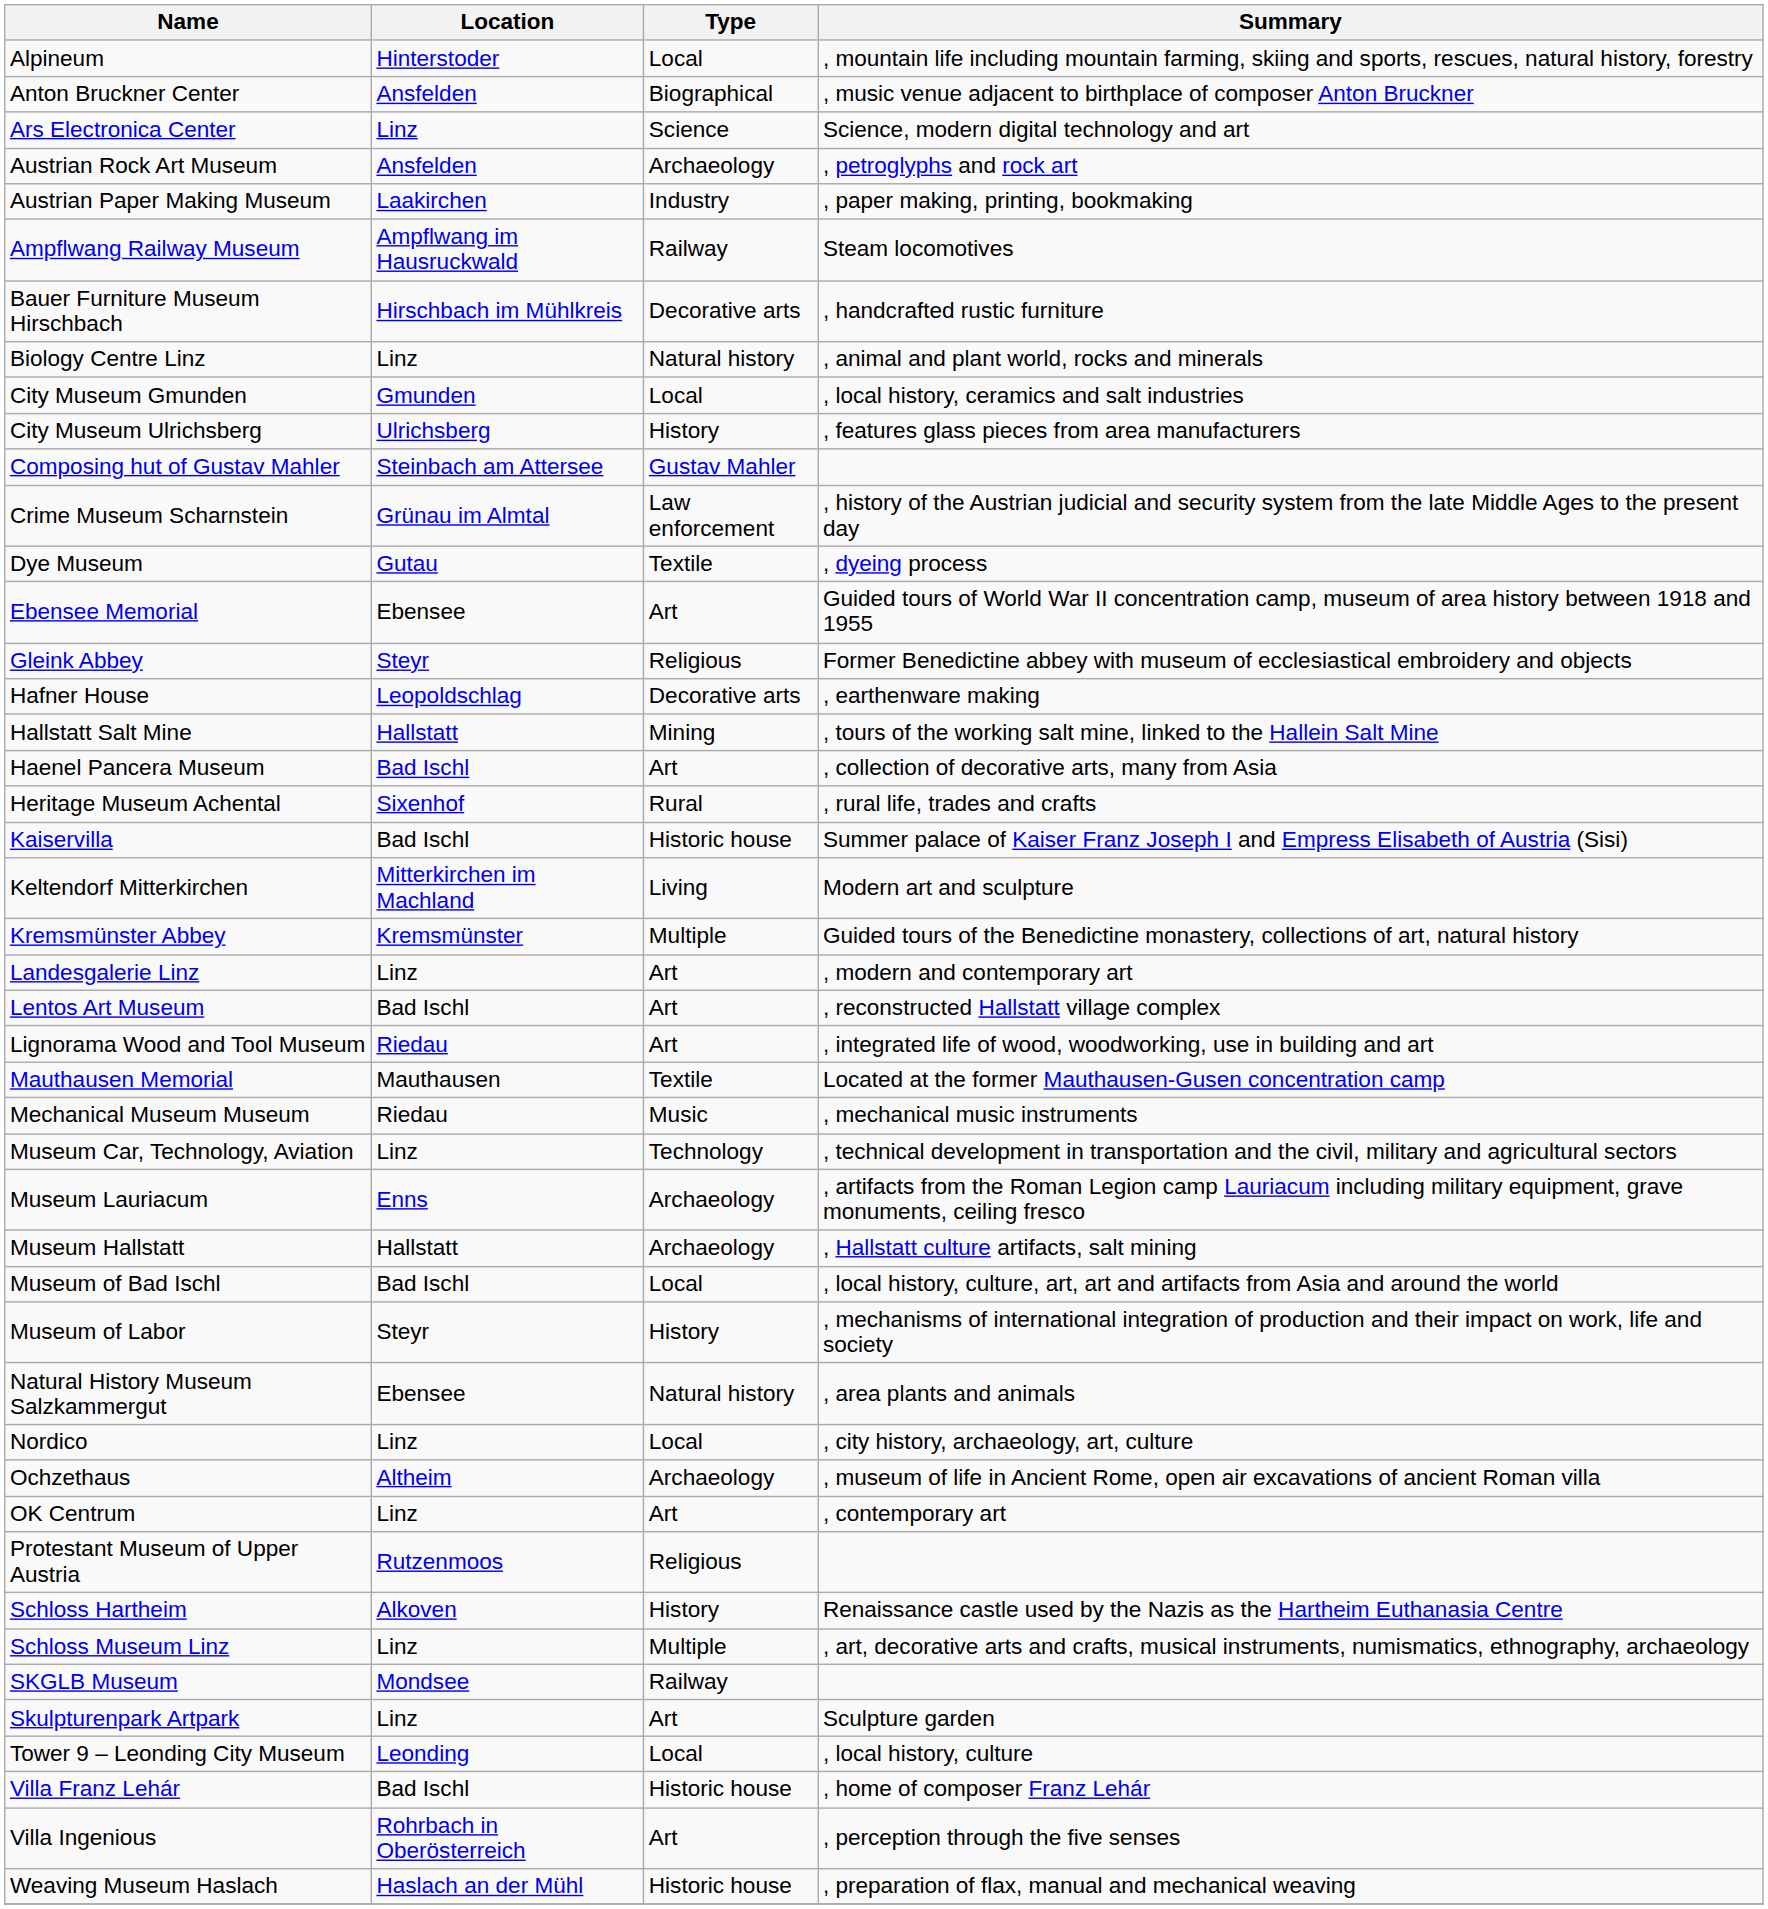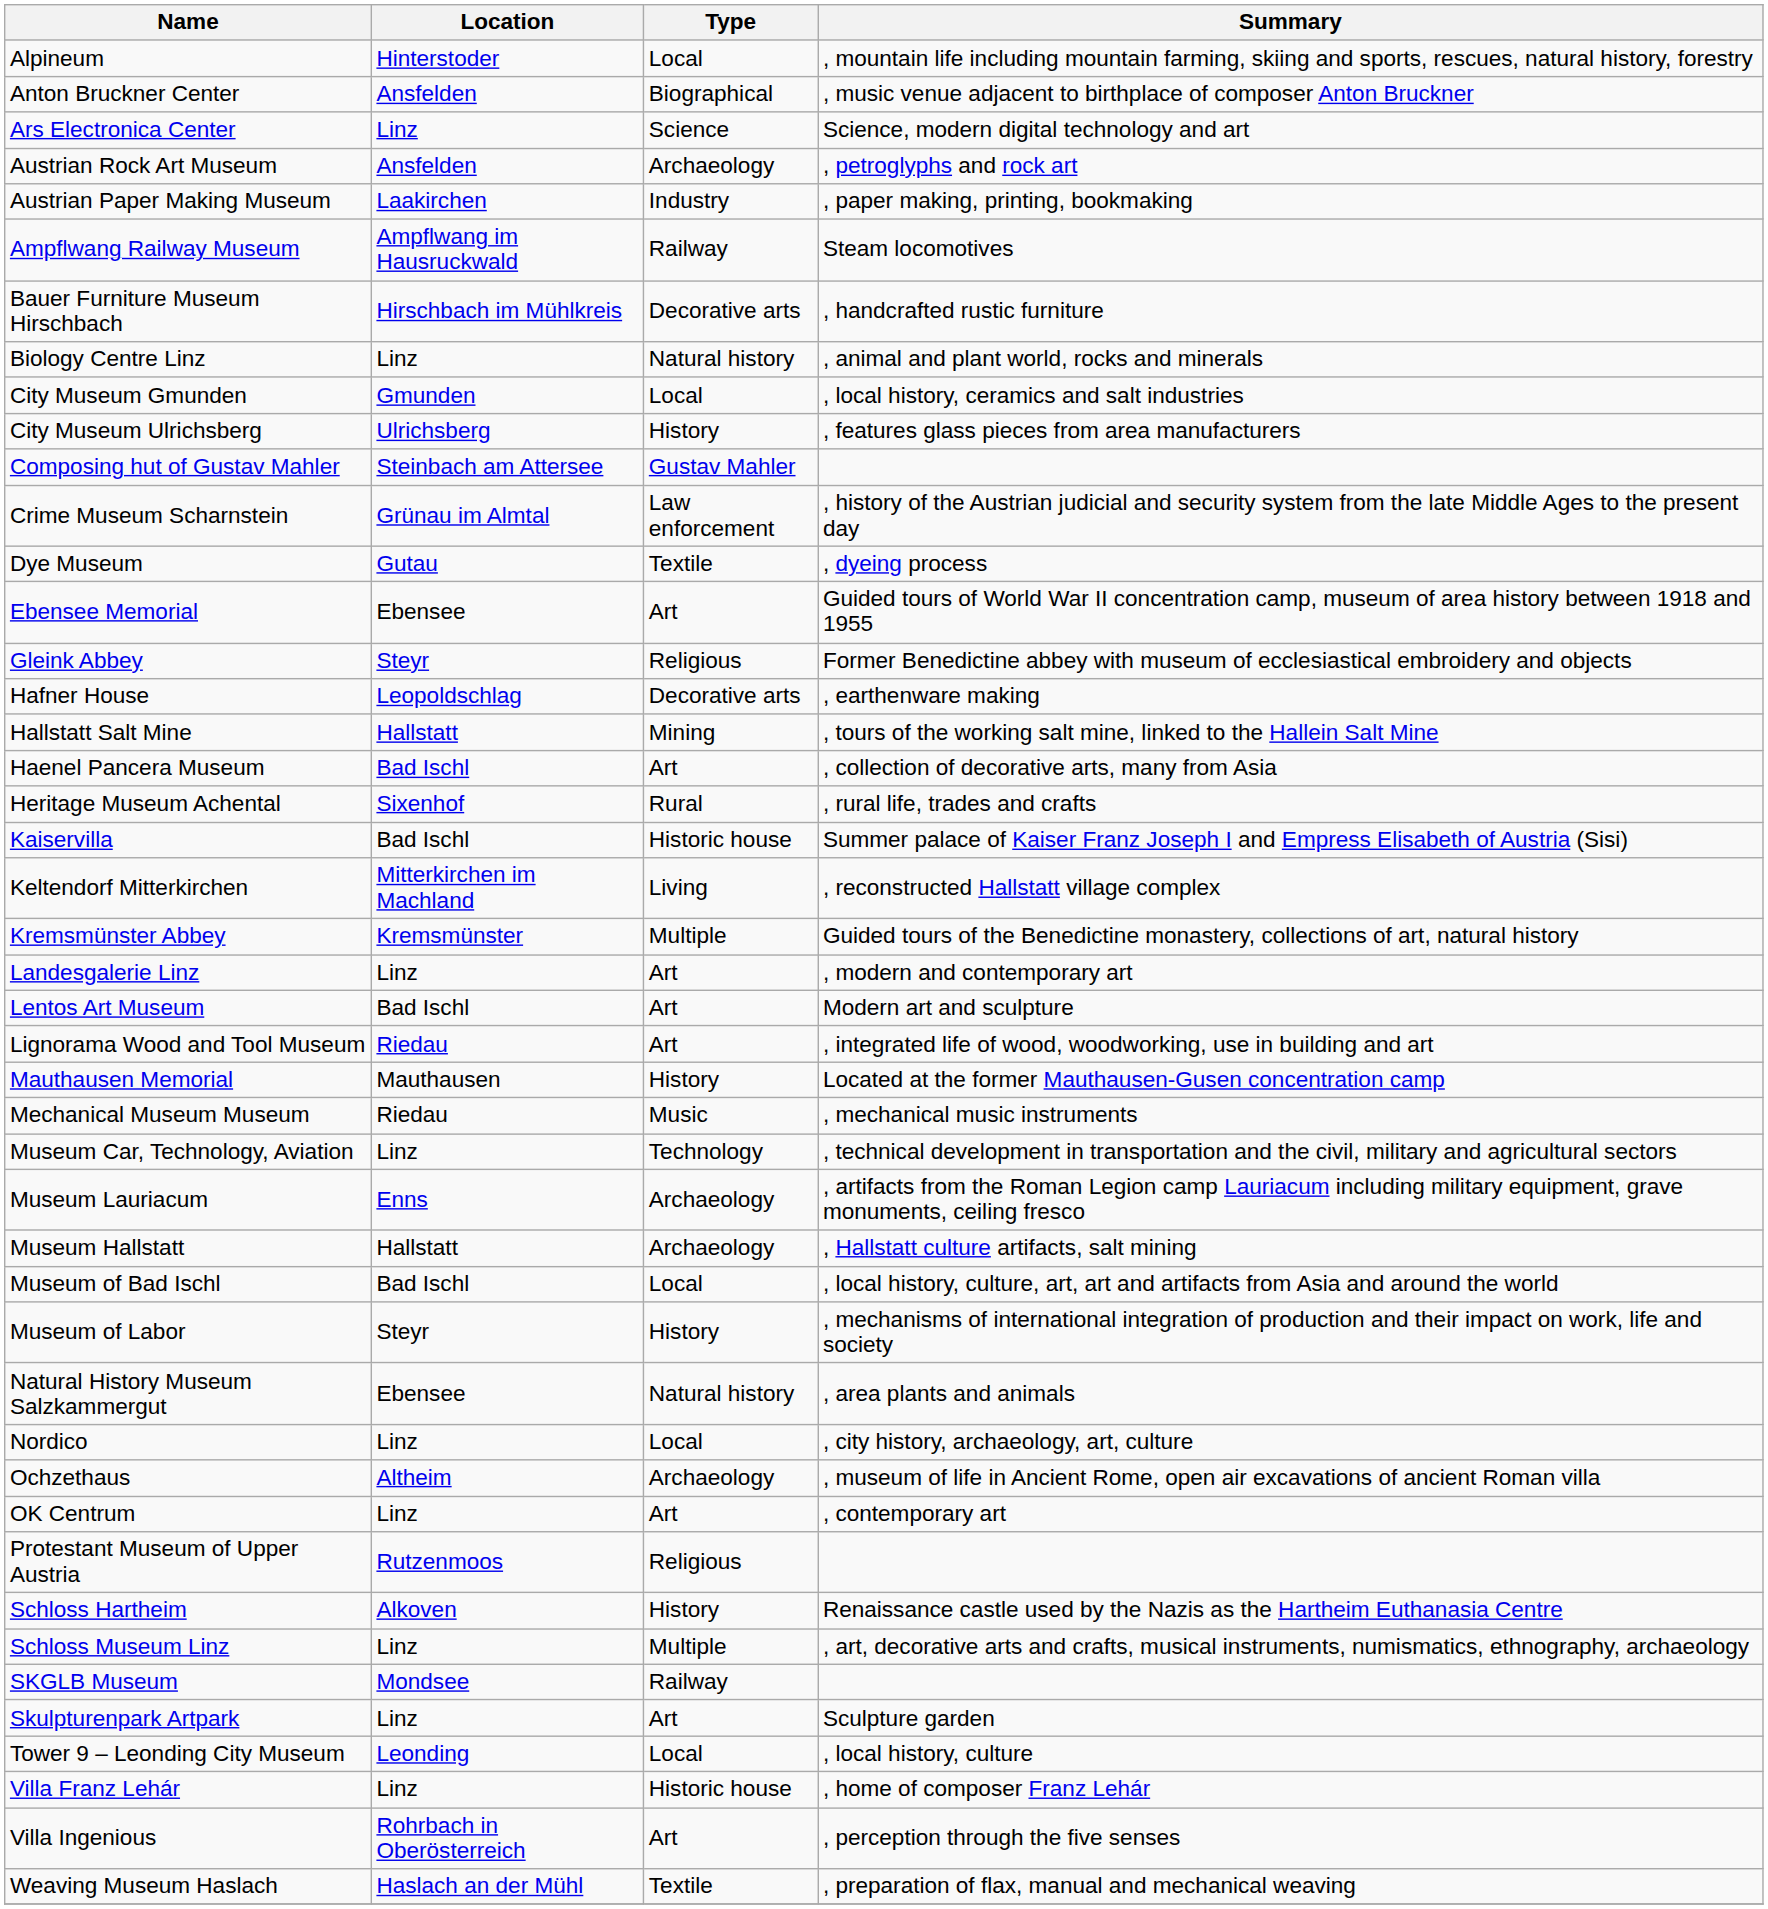(948, 887) Modern art and sculpture -> (1022, 887) , reconstructed Hallstatt village complex
(1022, 1007) , reconstructed Hallstatt village complex -> (948, 1007) Modern art and sculpture
(681, 1079) Textile -> (684, 1079) History
(423, 1789) Bad Ischl -> (397, 1789) Linz
(720, 1886) Historic house -> (681, 1886) Textile
